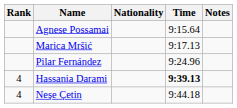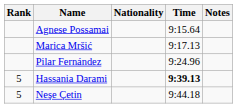(19, 78) 4 -> (19, 78) 5
(19, 95) 4 -> (19, 95) 5
